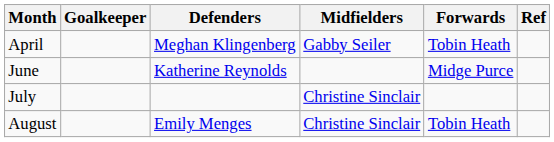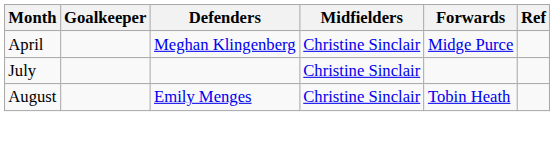(347, 44) Gabby Seiler -> (362, 44) Christine Sinclair
(469, 44) Tobin Heath -> (471, 44) Midge Purce
- row: (24, 70)
